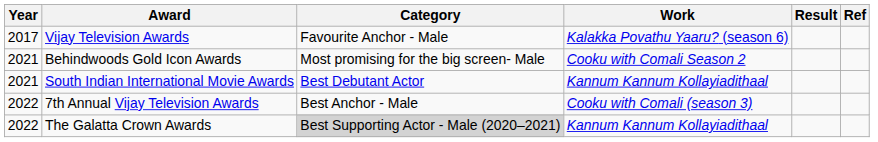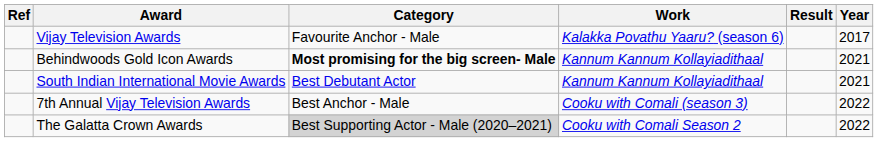columns swapped: (23, 15) <-> (855, 15)
(423, 59) normal -> (424, 59) bold
(656, 59) Cooku with Comali Season 2 -> (663, 59) Kannum Kannum Kollayiadithaal
(667, 125) Kannum Kannum Kollayiadithaal -> (651, 125) Cooku with Comali Season 2
